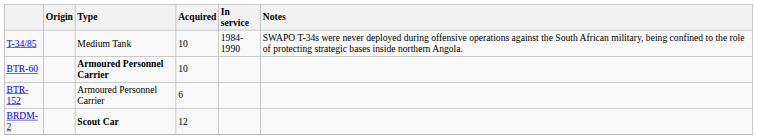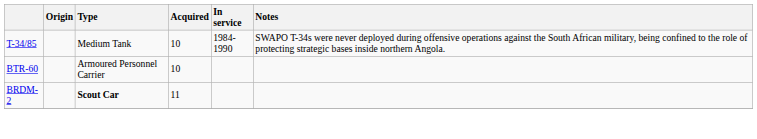(120, 69) bold -> (117, 69) normal
- row: (17, 95)
(183, 121) 12 -> (175, 95) 11
